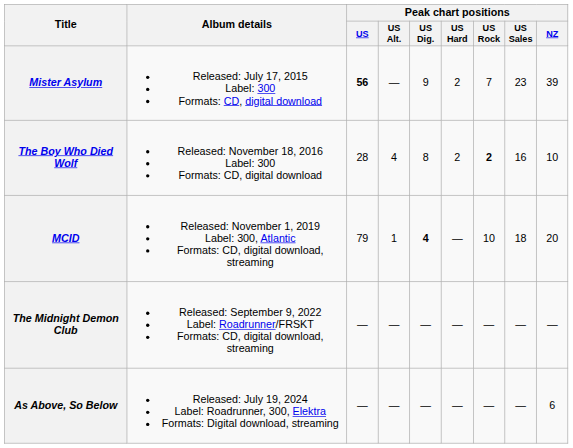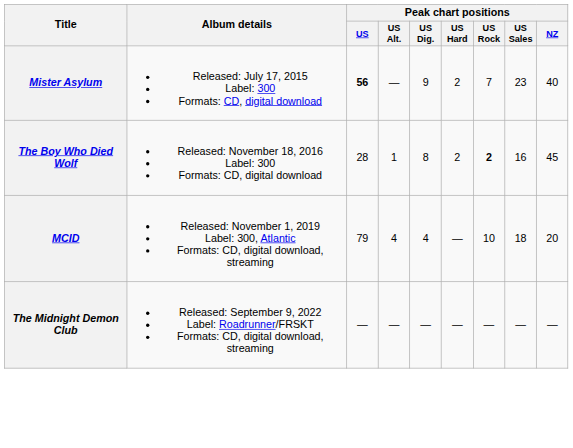(552, 83) 39 -> (552, 83) 40
(394, 157) 4 -> (394, 157) 1
(552, 157) 10 -> (552, 157) 45
(394, 238) 1 -> (394, 238) 4
(426, 238) bold -> (426, 238) normal
- row: (66, 405)
